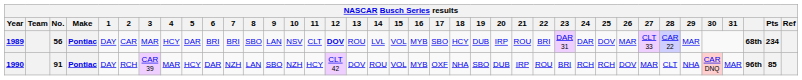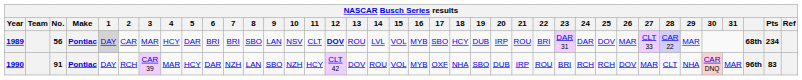(108, 42) no background -> (108, 42) lightgrey background
(772, 64) 85 -> (772, 64) 83
